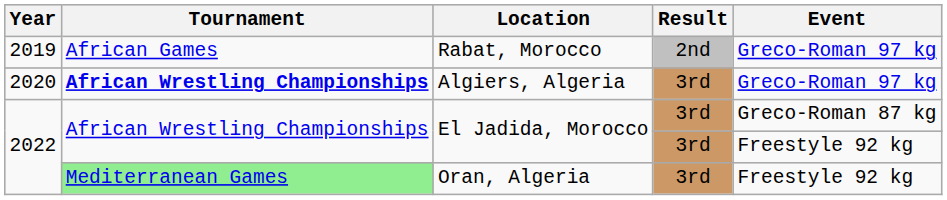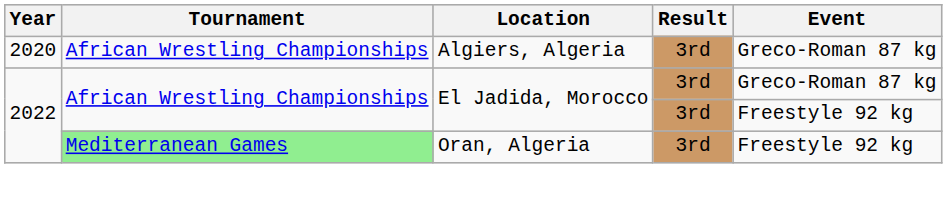- row: (33, 52)
(247, 84) bold -> (247, 52) normal
(837, 84) Greco-Roman 97 kg -> (837, 52) Greco-Roman 87 kg
